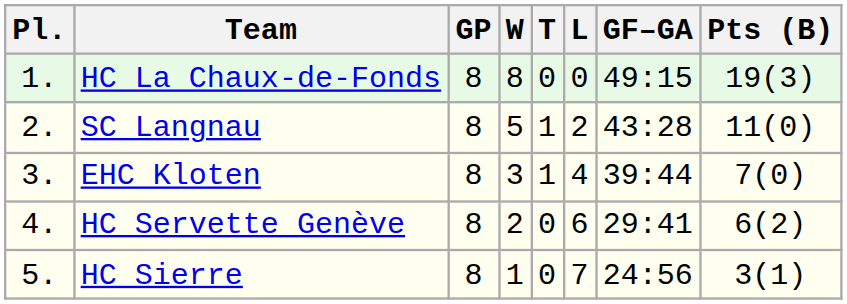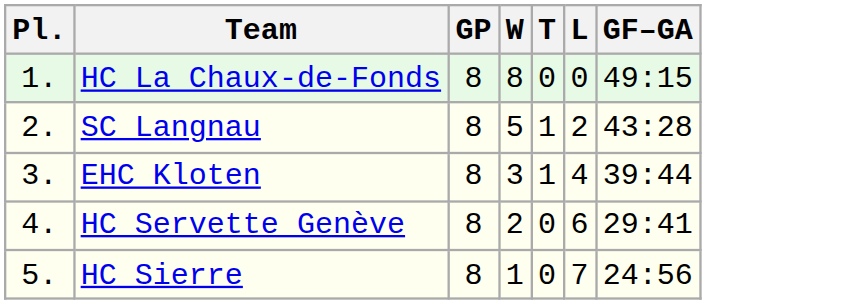- column: (770, 30)
